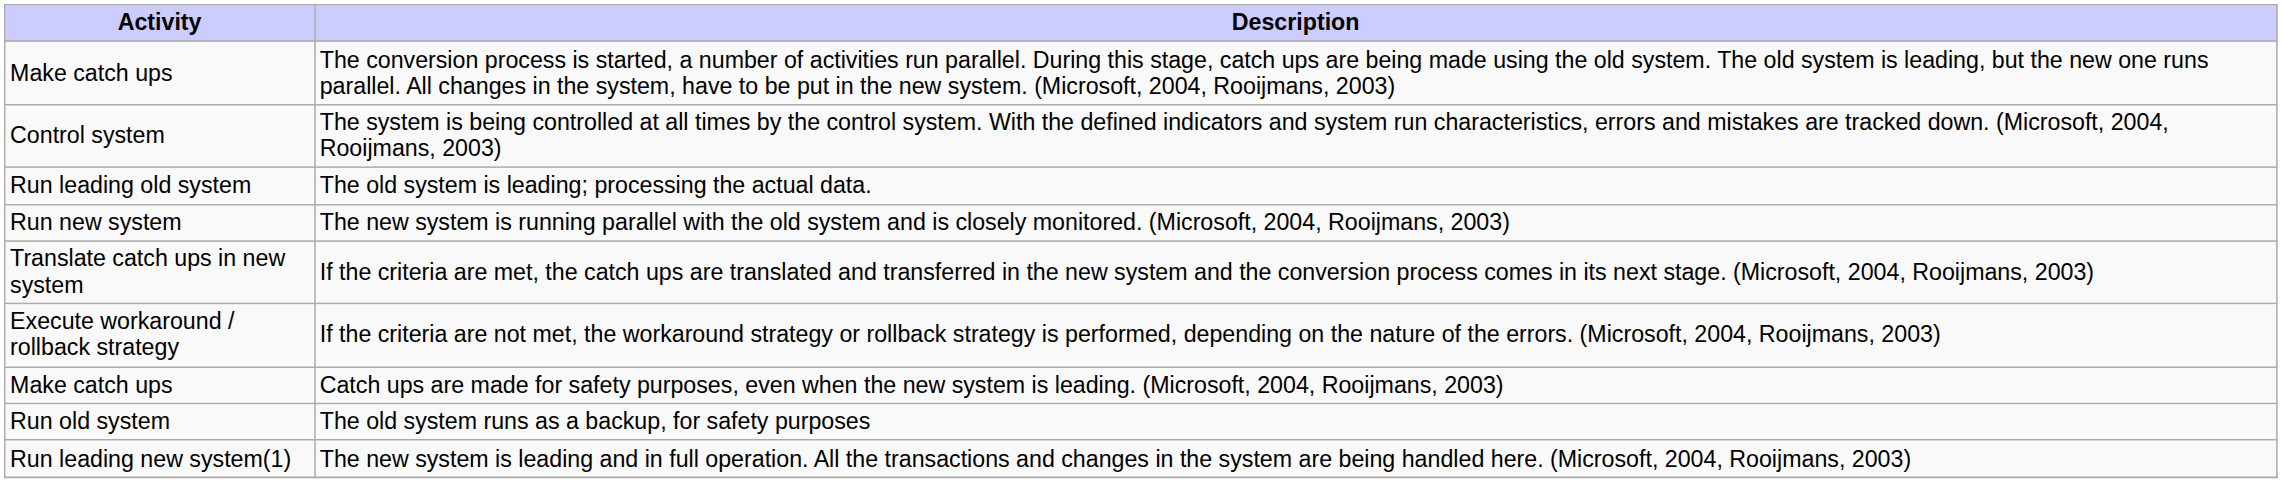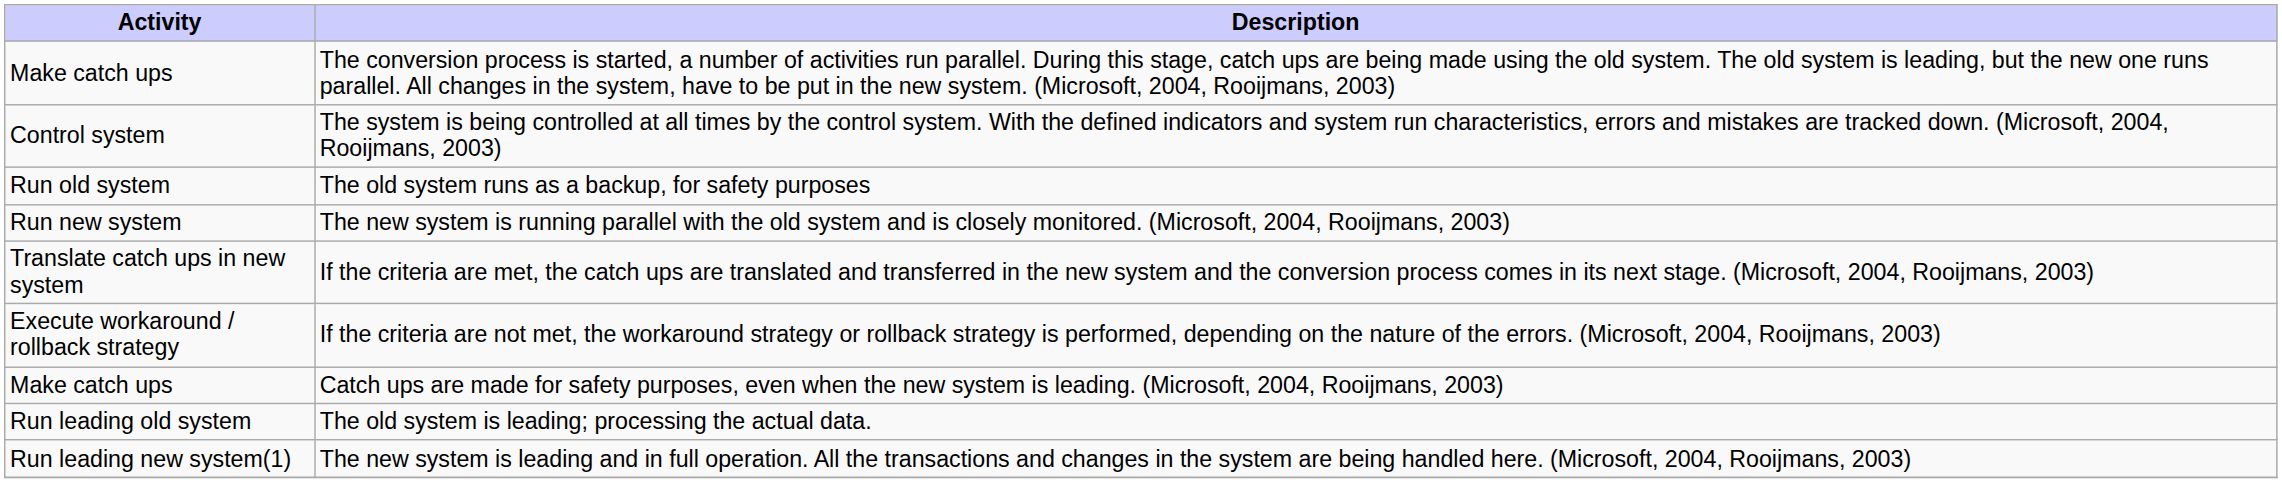rows swapped: (596, 185) <-> (595, 421)
